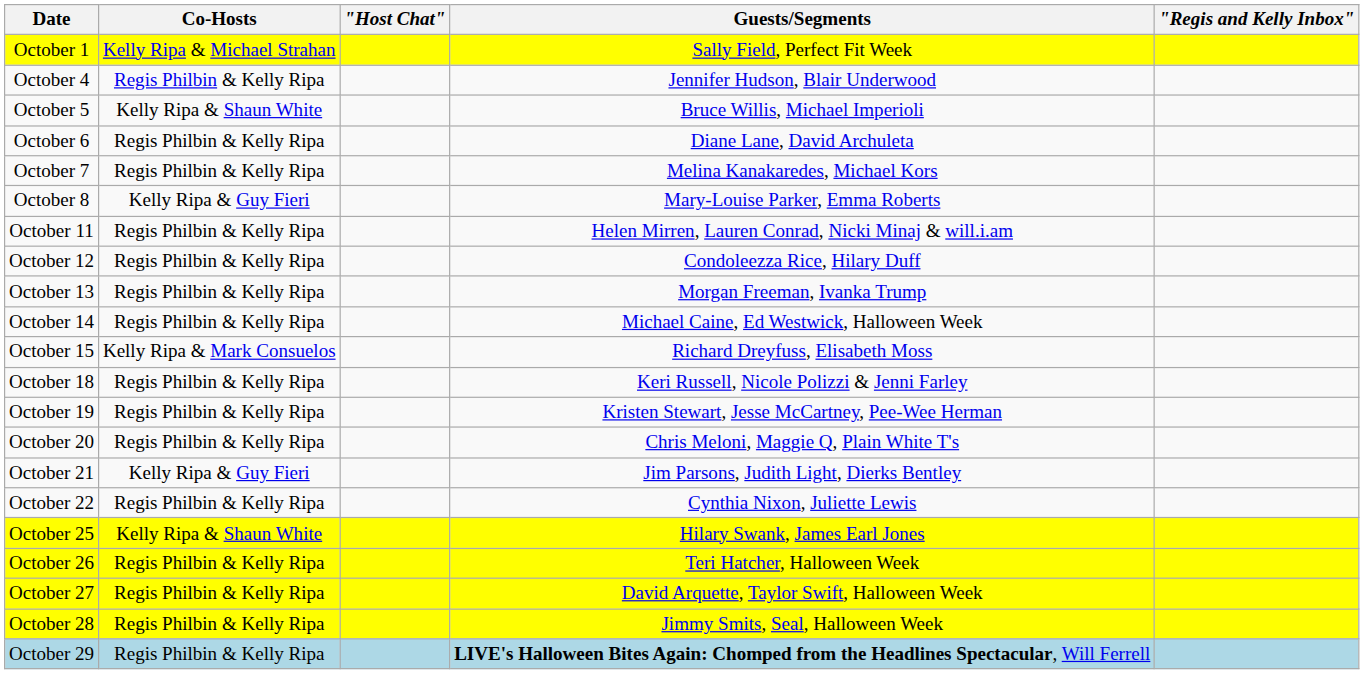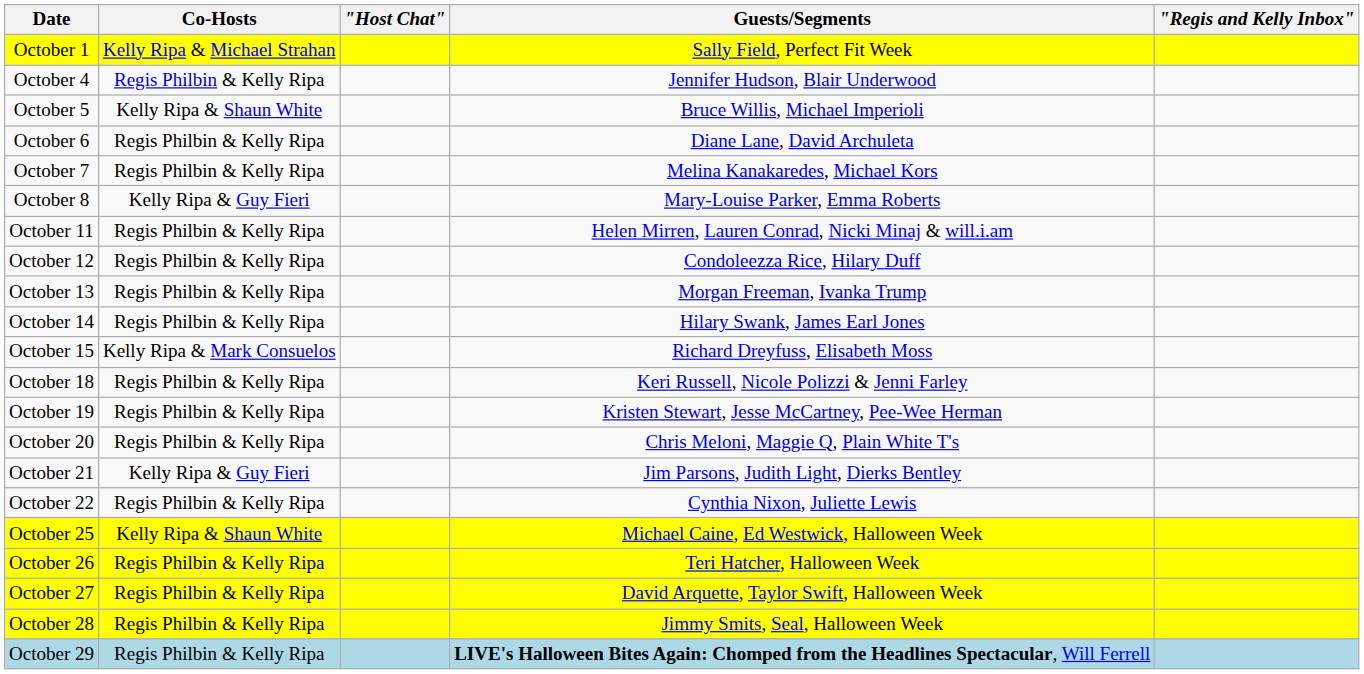(802, 321) Michael Caine, Ed Westwick, Halloween Week -> (802, 321) Hilary Swank, James Earl Jones
(802, 532) Hilary Swank, James Earl Jones -> (802, 532) Michael Caine, Ed Westwick, Halloween Week
